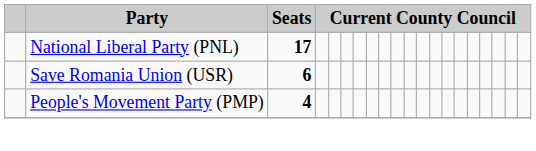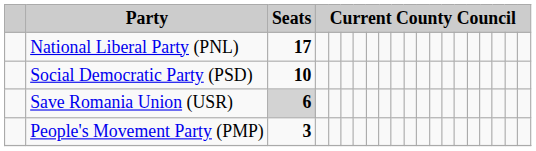+ row: (141, 74)
(307, 74) no background -> (307, 103) lightgrey background
(307, 103) 4 -> (307, 131) 3
